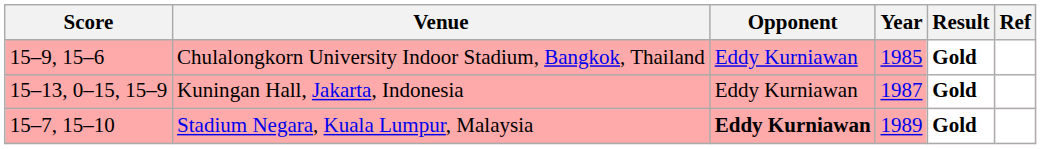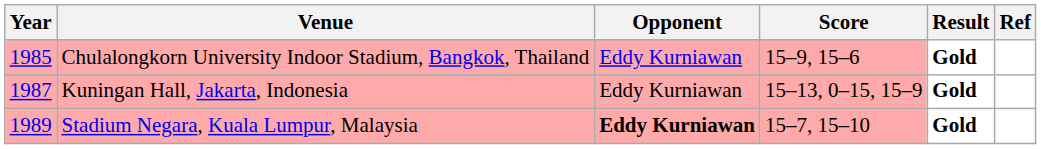columns swapped: (901, 22) <-> (88, 22)
